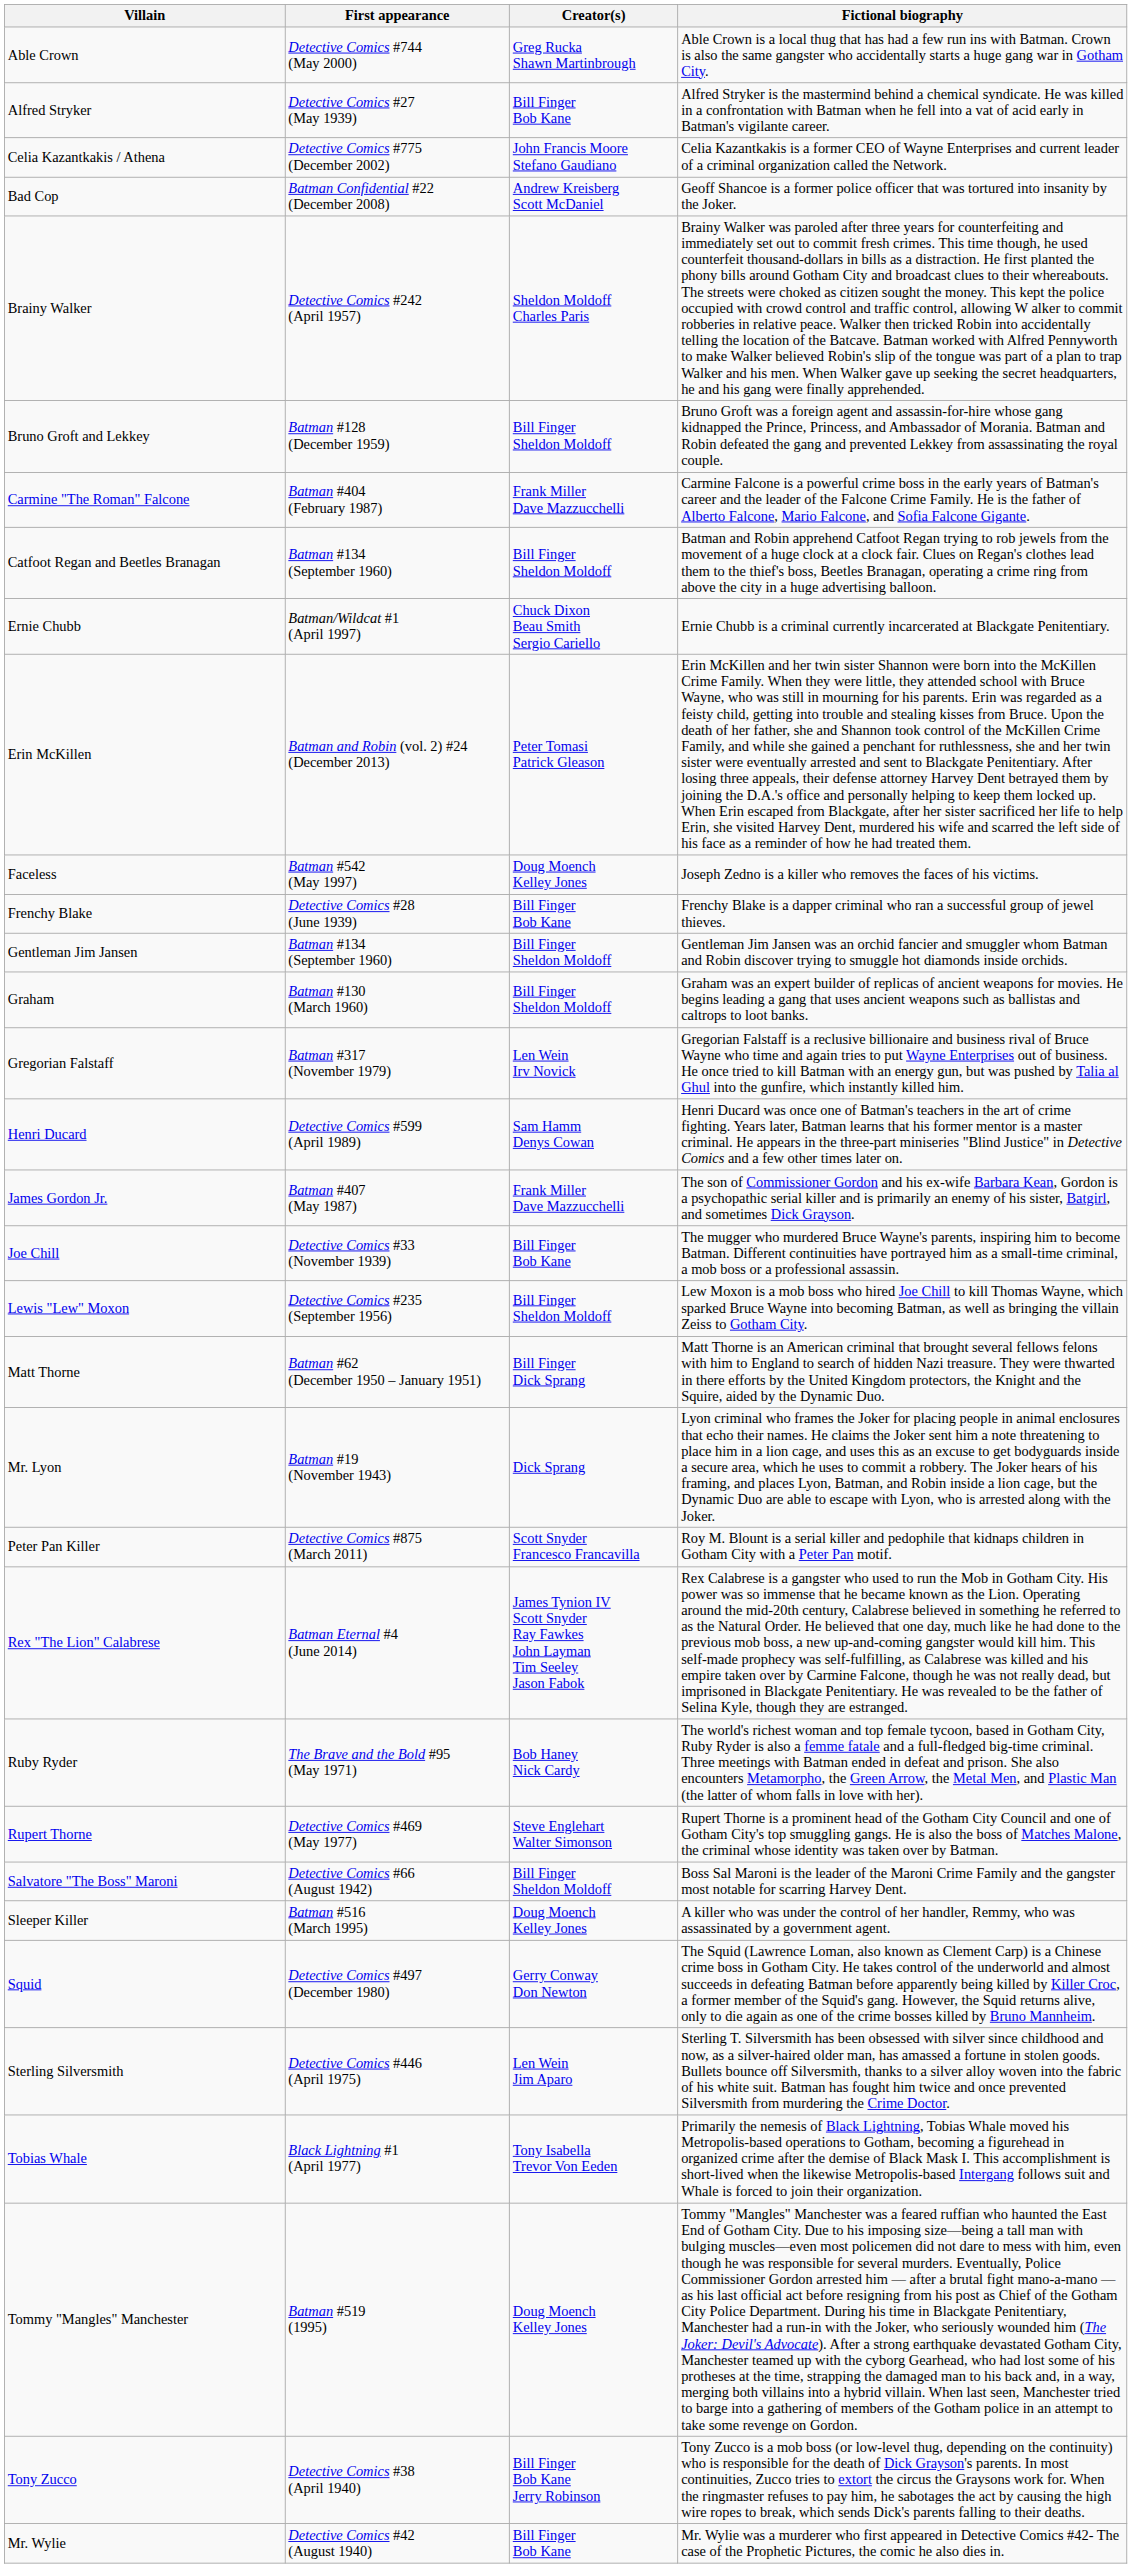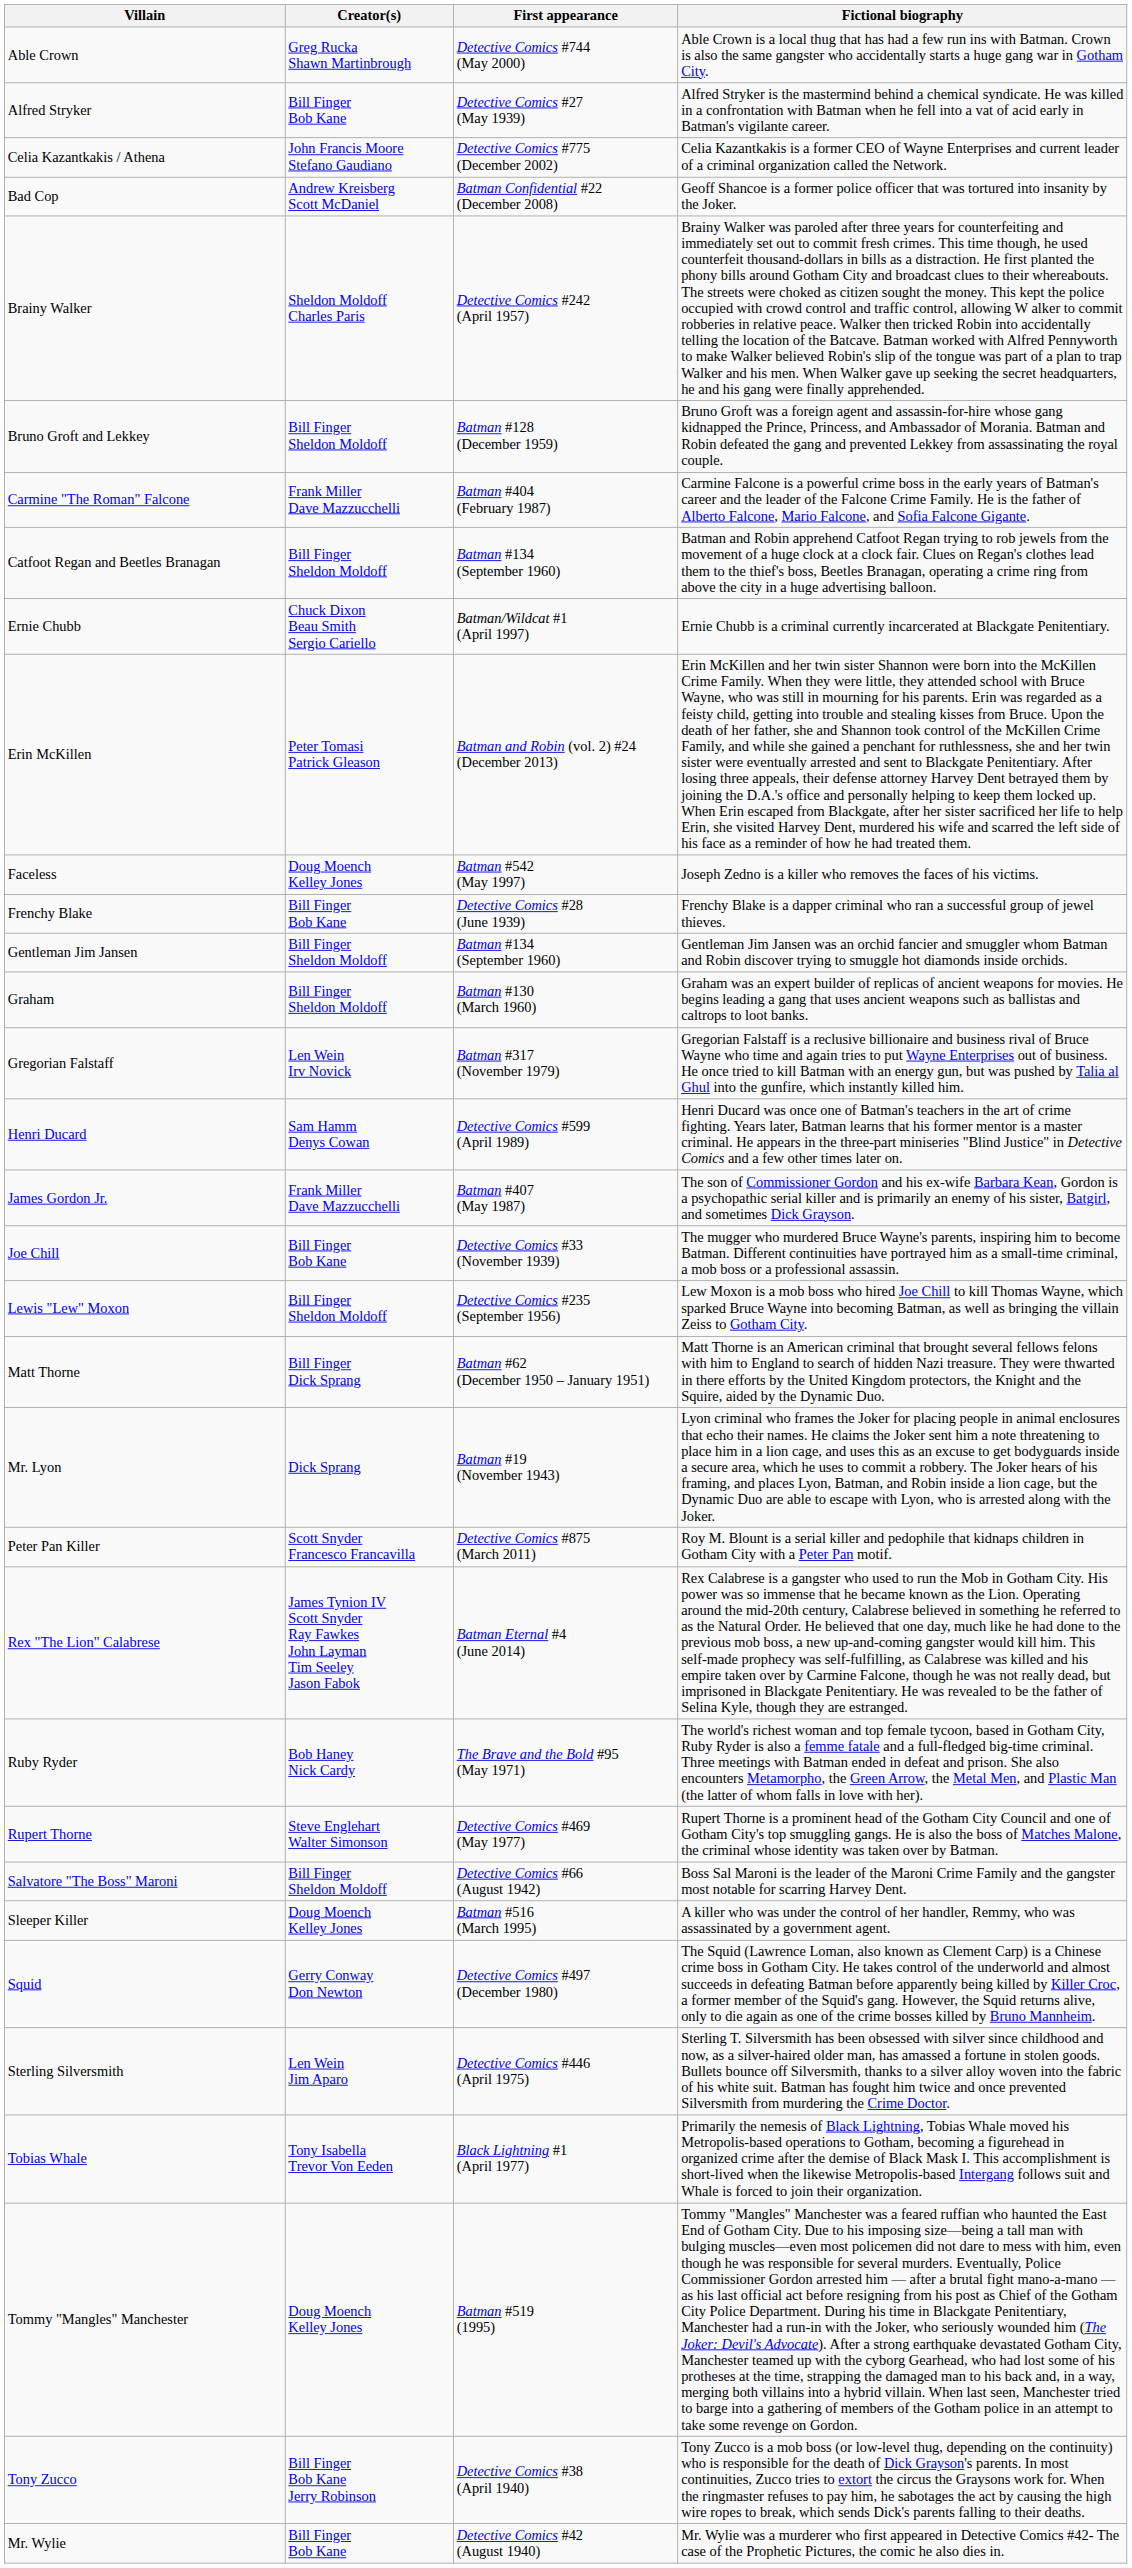columns swapped: (594, 15) <-> (397, 15)
